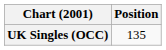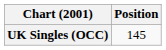(136, 34) 135 -> (136, 34) 145
